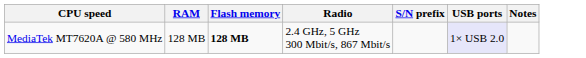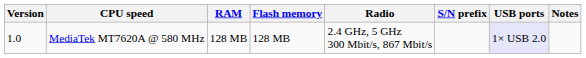+ column: (25, 13)
(230, 37) bold -> (271, 37) normal
